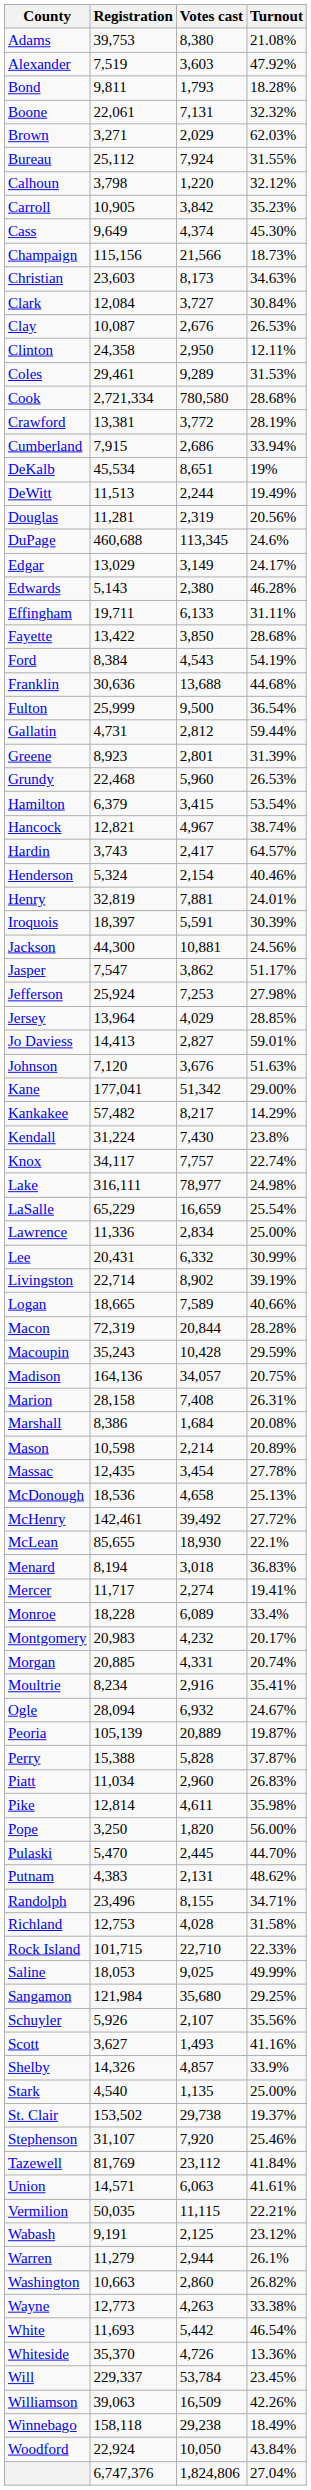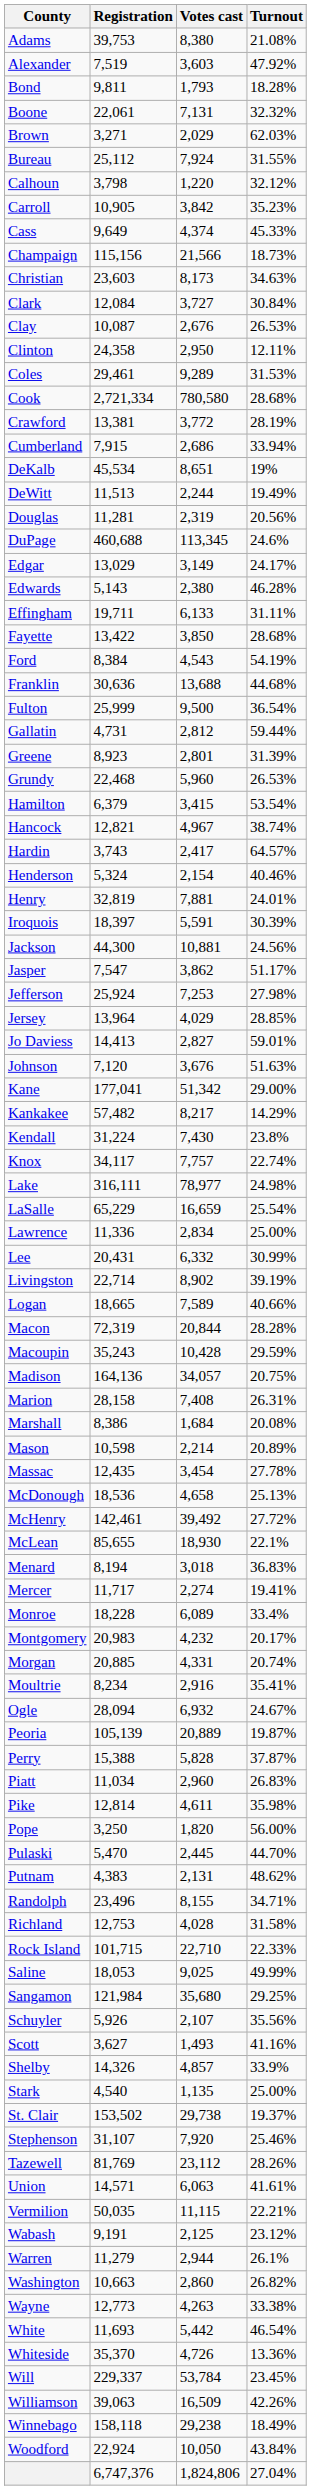(273, 231) 45.30% -> (273, 231) 45.33%
(273, 2163) 41.84% -> (273, 2163) 28.26%
